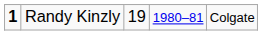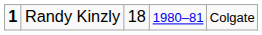(137, 17) 19 -> (137, 17) 18
